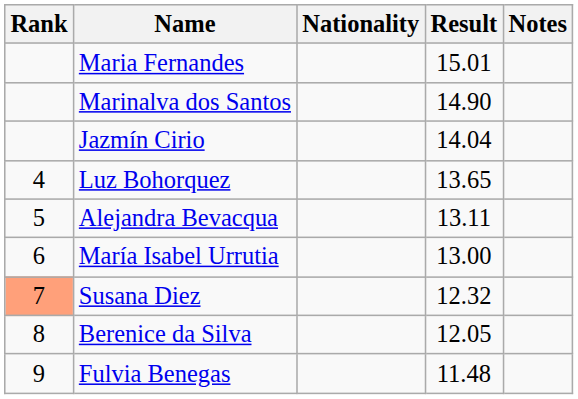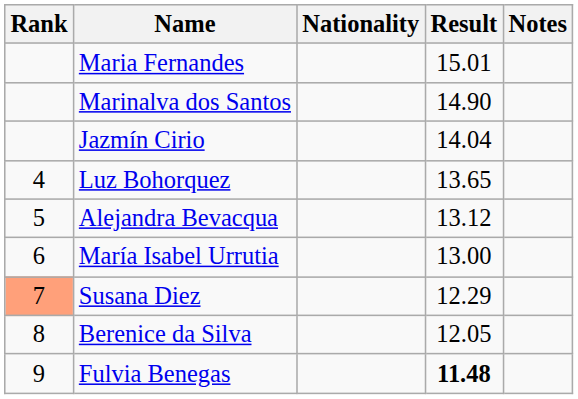(464, 218) 13.11 -> (464, 218) 13.12
(464, 295) 12.32 -> (464, 295) 12.29
(464, 373) normal -> (464, 373) bold
